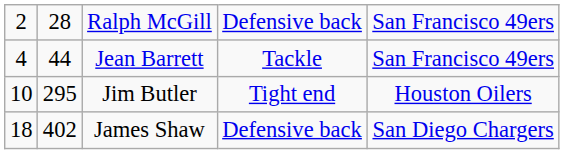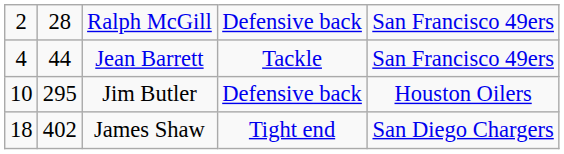(292, 93) Tight end -> (292, 93) Defensive back
(292, 129) Defensive back -> (292, 129) Tight end
